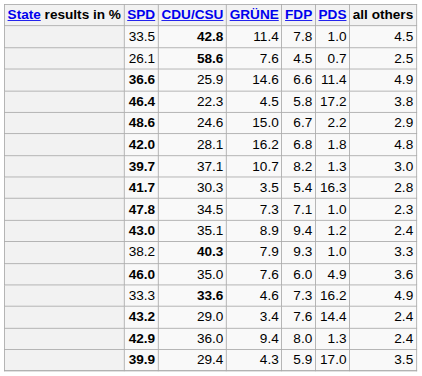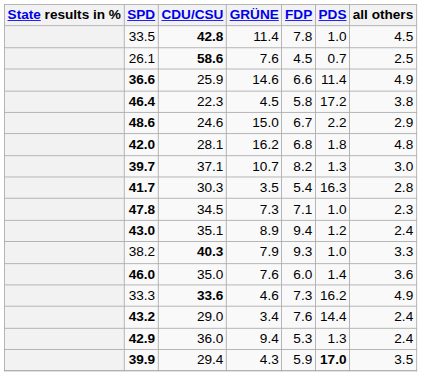(337, 274) 4.9 -> (337, 274) 1.4
(303, 338) 8.0 -> (303, 338) 5.3
(333, 360) normal -> (333, 360) bold
